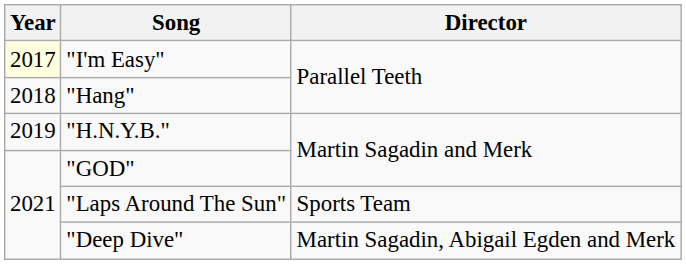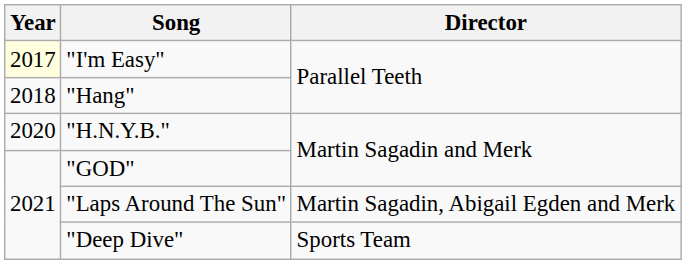(33, 131) 2019 -> (33, 131) 2020
(354, 204) Sports Team -> (486, 204) Martin Sagadin, Abigail Egden and Merk
(486, 240) Martin Sagadin, Abigail Egden and Merk -> (354, 240) Sports Team
